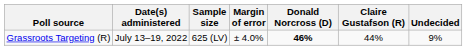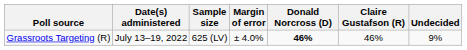(374, 38) 44% -> (374, 38) 46%
